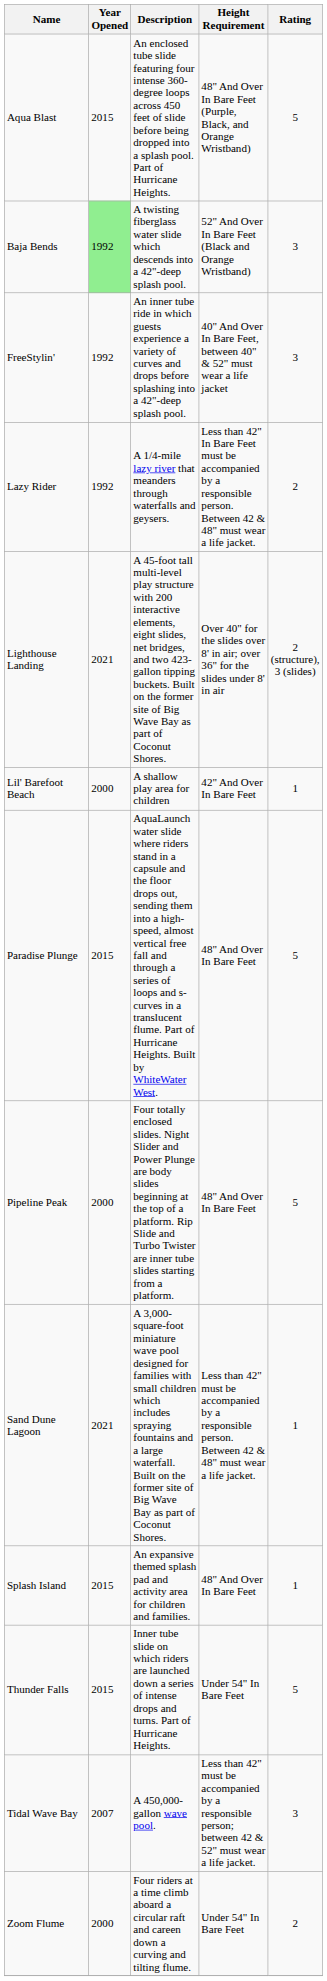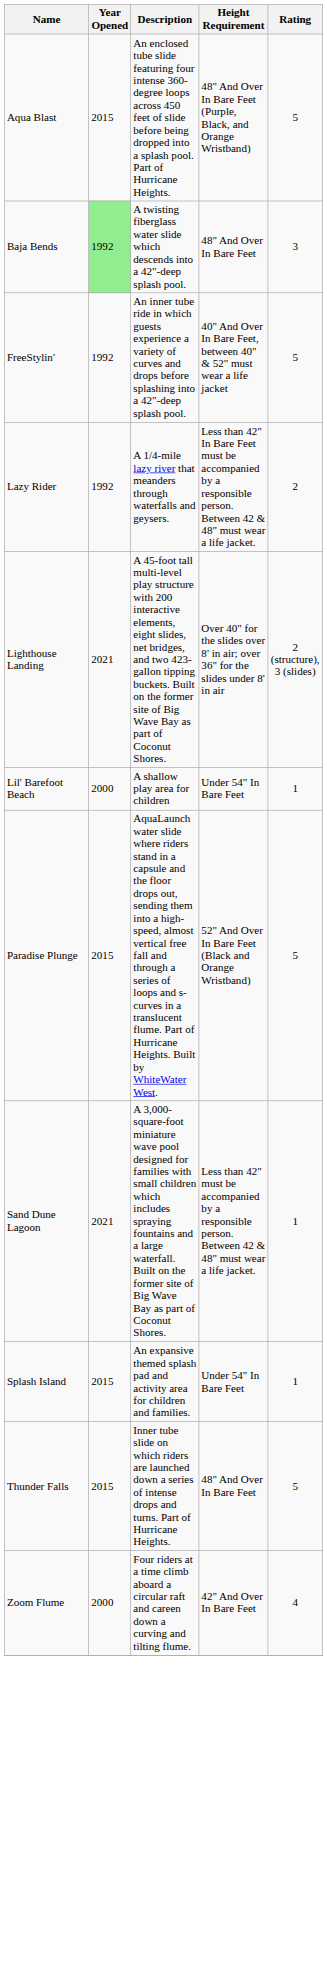(232, 246) 52" And Over In Bare Feet (Black and Orange Wristband) -> (232, 246) 48" And Over In Bare Feet
(295, 357) 3 -> (295, 357) 5
(232, 788) 42" And Over In Bare Feet -> (230, 788) Under 54" In Bare Feet
(232, 955) 48" And Over In Bare Feet -> (232, 955) 52" And Over In Bare Feet (Black and Orange Wristband)
- row: (37, 1202)
(232, 1585) 48" And Over In Bare Feet -> (230, 1381) Under 54" In Bare Feet
(230, 1690) Under 54" In Bare Feet -> (232, 1486) 48" And Over In Bare Feet
- row: (42, 1813)
(230, 1923) Under 54" In Bare Feet -> (232, 1603) 42" And Over In Bare Feet
(295, 1923) 2 -> (295, 1603) 4
